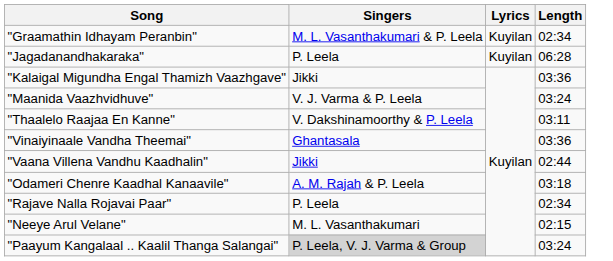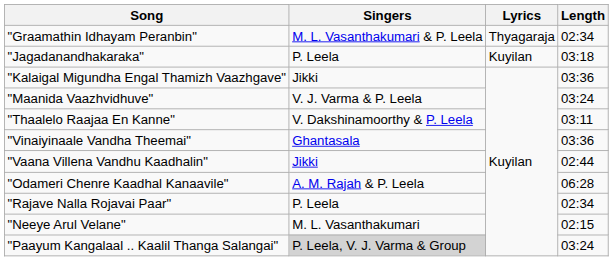(510, 36) Kuyilan -> (522, 36) Thyagaraja
(555, 57) 06:28 -> (578, 57) 03:18
(555, 183) 03:18 -> (578, 183) 06:28
